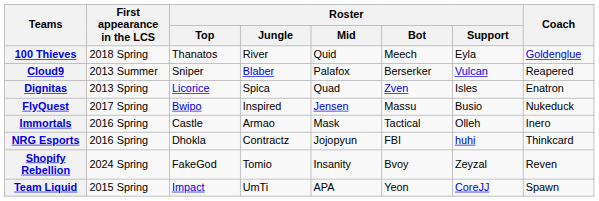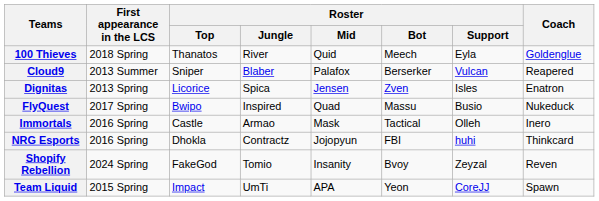(327, 89) Quad -> (331, 89) Jensen
(331, 106) Jensen -> (327, 106) Quad
